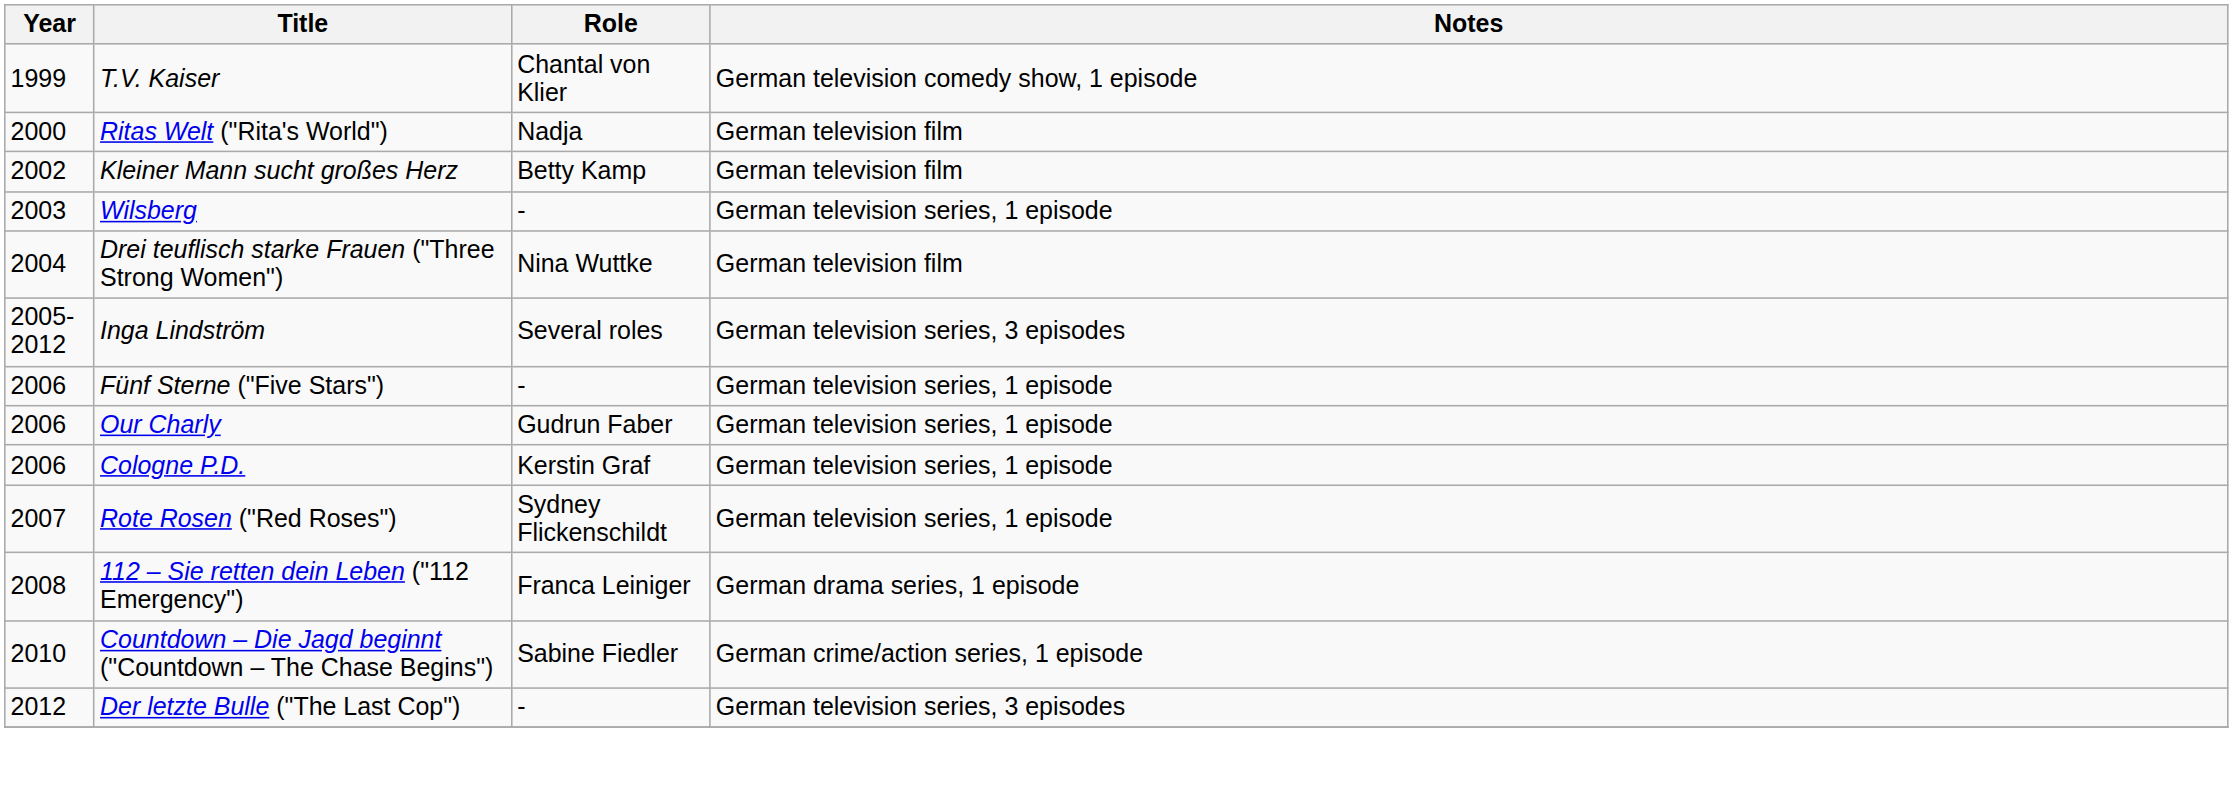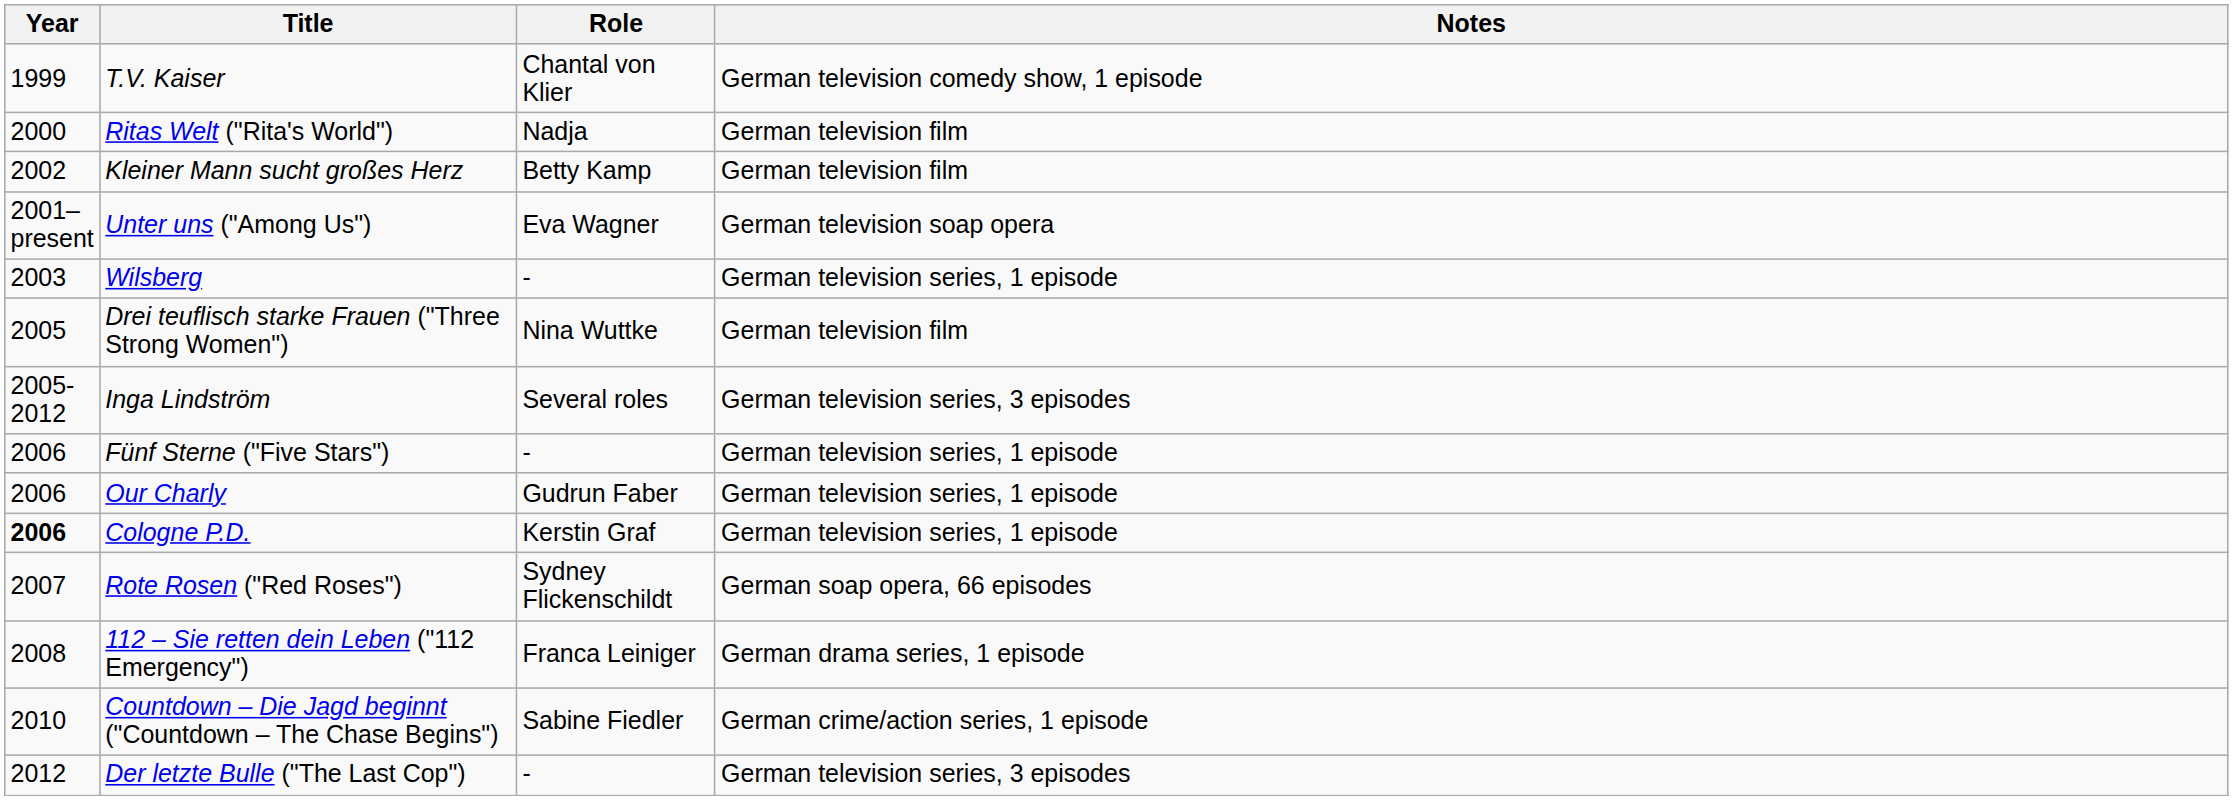+ row: (238, 224)
(38, 264) 2004 -> (38, 332) 2005
(38, 464) normal -> (38, 532) bold
(914, 518) German television series, 1 episode -> (906, 586) German soap opera, 66 episodes
